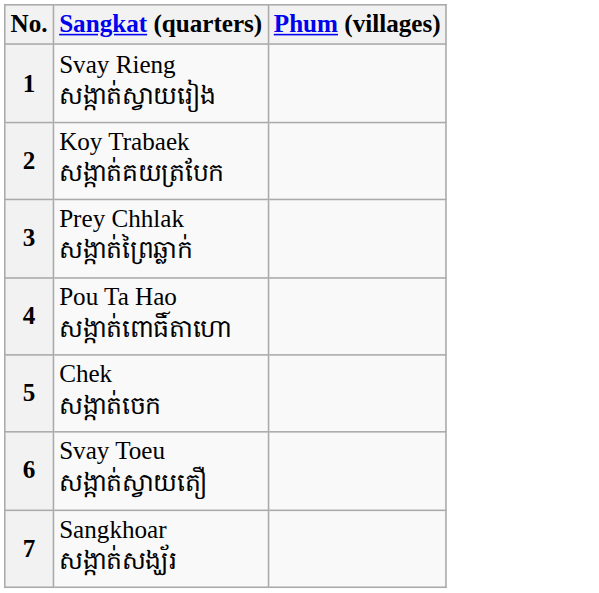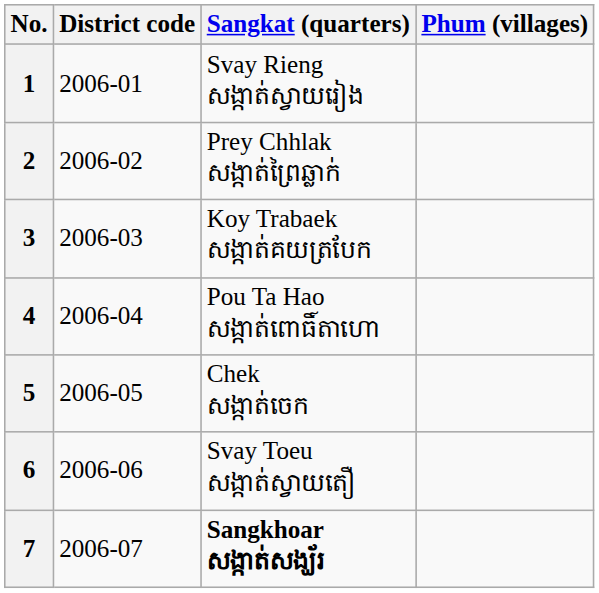+ column: (127, 24)
(142, 157) Koy Trabaek សង្កាត់គយត្របែក -> (273, 157) Prey Chhlak សង្កាត់ព្រៃឆ្លាក់
(126, 234) Prey Chhlak សង្កាត់ព្រៃឆ្លាក់ -> (289, 234) Koy Trabaek សង្កាត់គយត្របែក
(118, 545) normal -> (266, 545) bold
